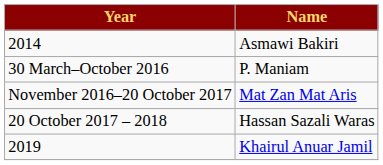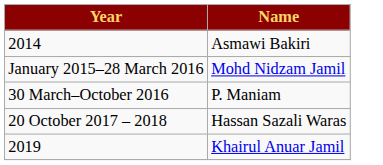+ row: (106, 69)
- row: (120, 95)
